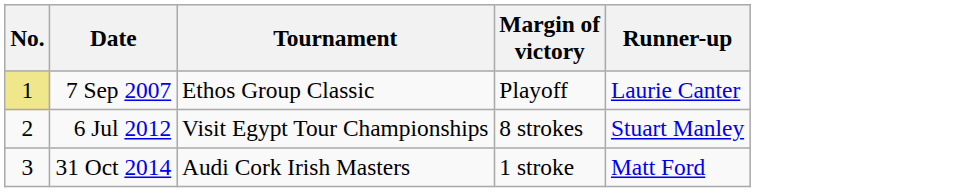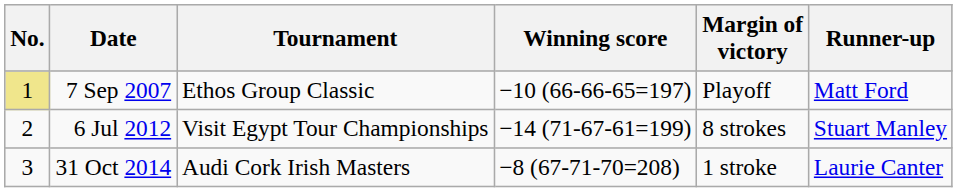+ column: (595, 37)
(676, 90) Laurie Canter -> (861, 90) Matt Ford
(658, 167) Matt Ford -> (878, 167) Laurie Canter
